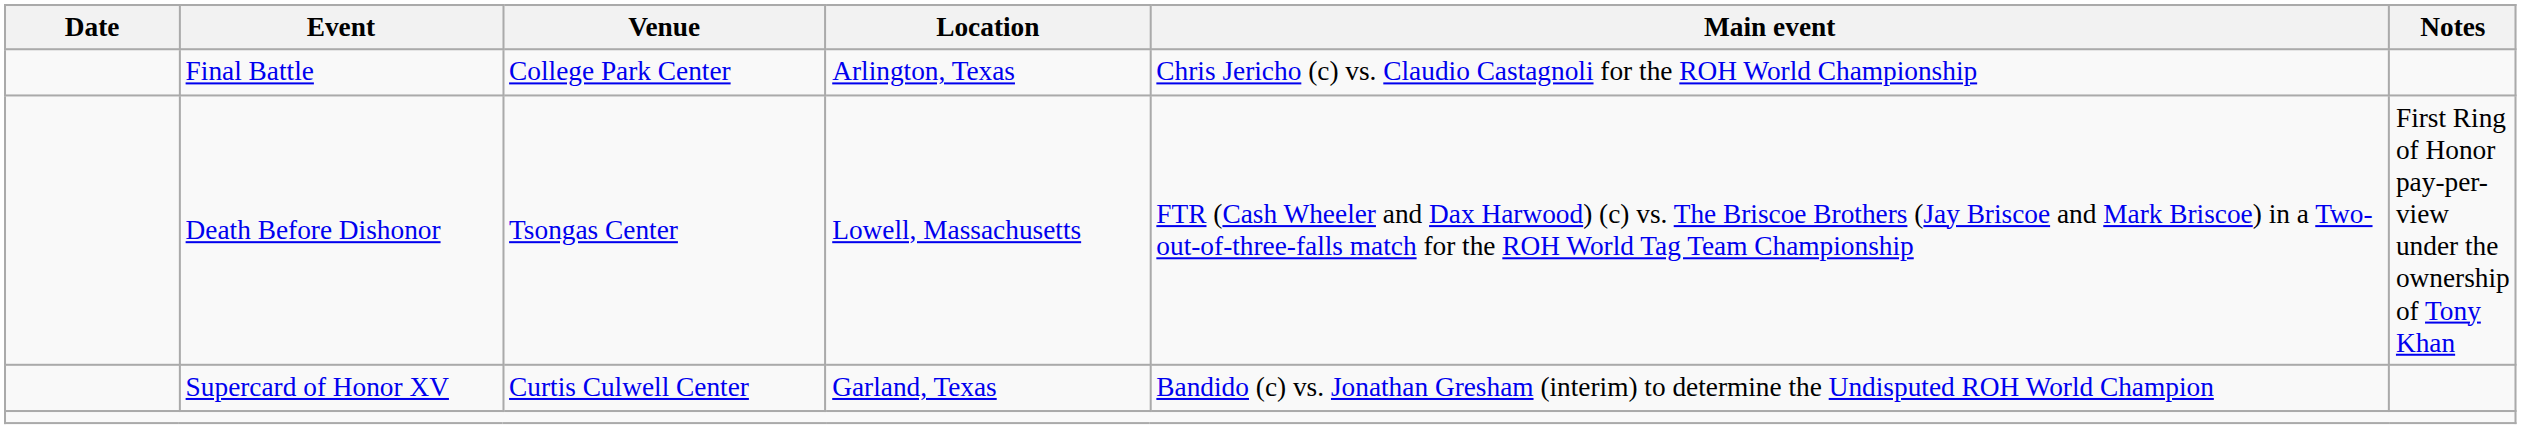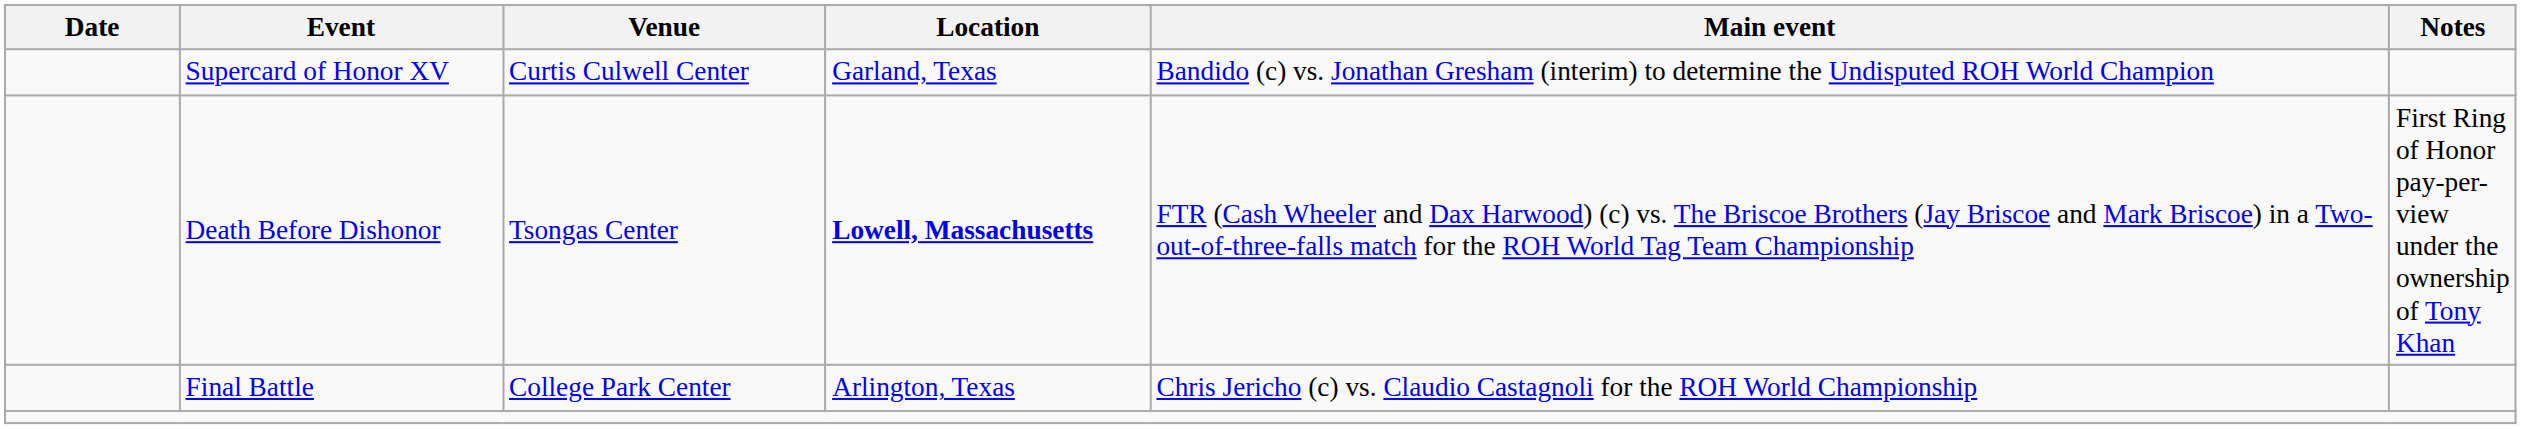rows swapped: (317, 387) <-> (250, 71)
(957, 229) normal -> (963, 229) bold
